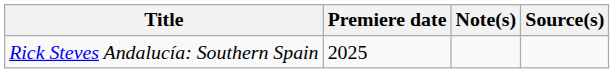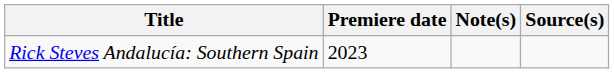(347, 51) 2025 -> (347, 51) 2023
